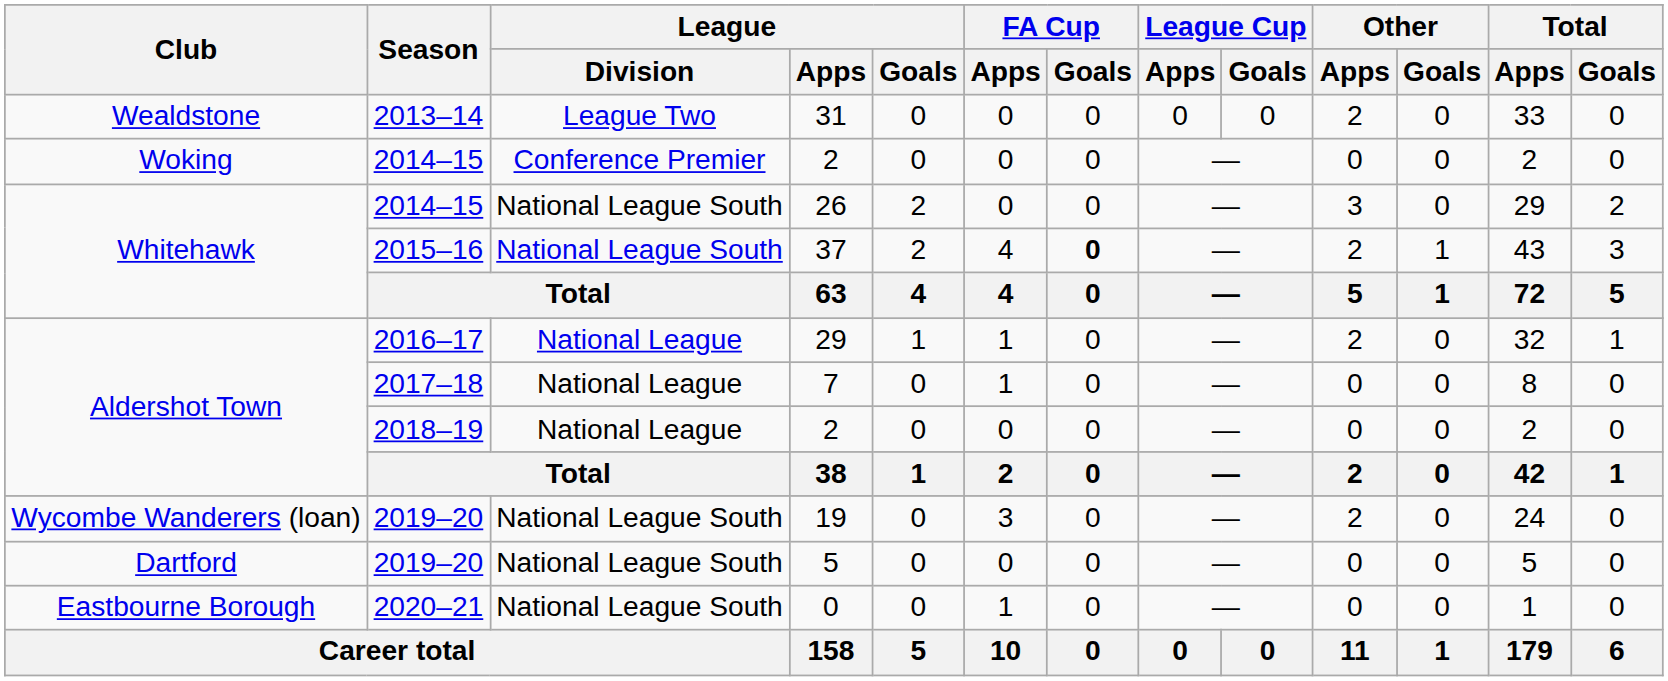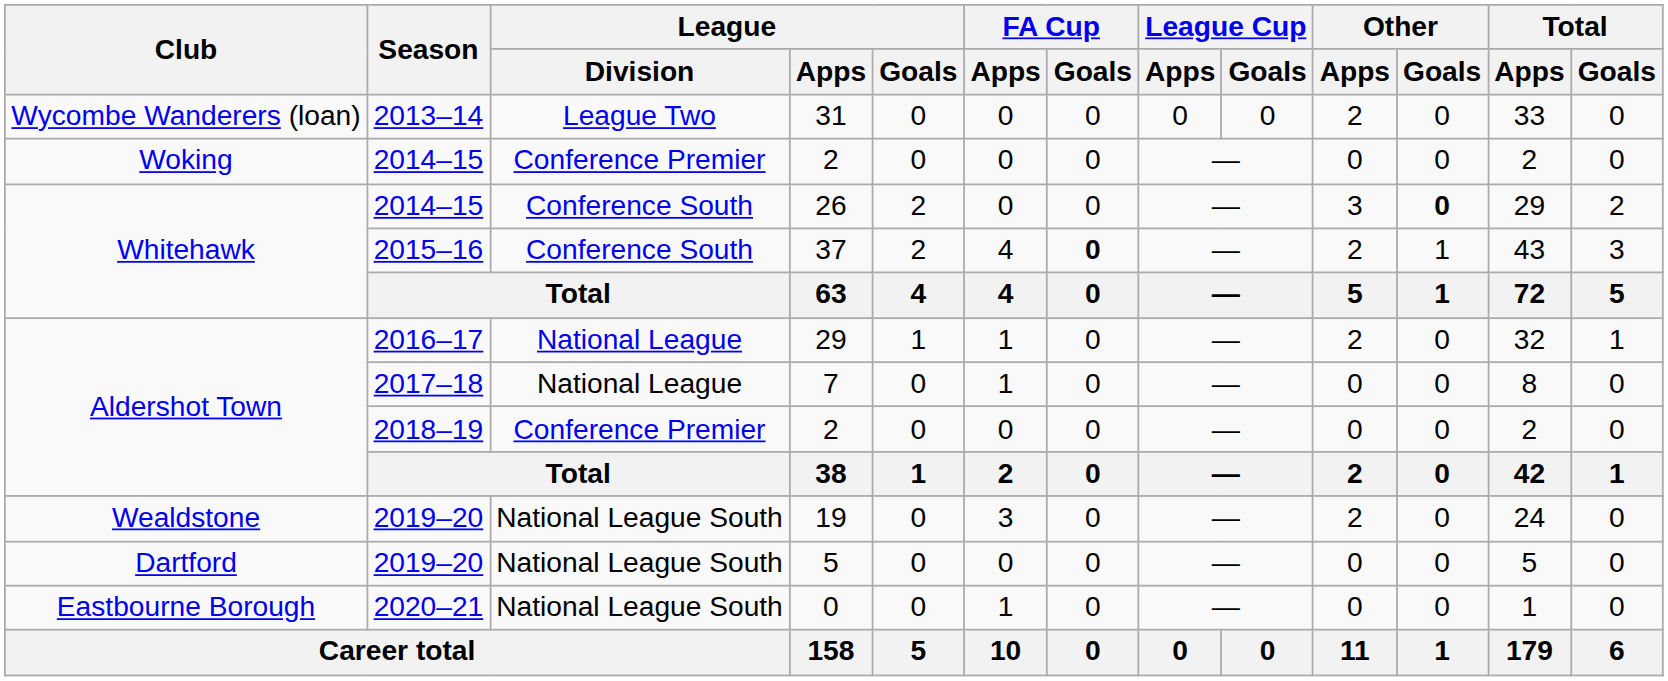(186, 116) Wealdstone -> (186, 116) Wycombe Wanderers (loan)
(640, 205) National League South -> (640, 205) Conference South
(1442, 205) normal -> (1442, 205) bold
(640, 250) National League South -> (640, 250) Conference South
(640, 428) National League -> (640, 428) Conference Premier
(186, 518) Wycombe Wanderers (loan) -> (186, 518) Wealdstone
